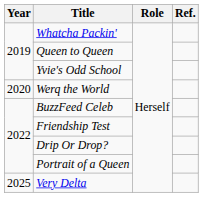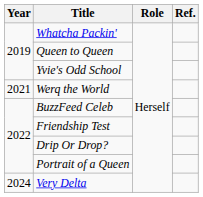(19, 88) 2020 -> (19, 88) 2021
(19, 182) 2025 -> (19, 182) 2024
